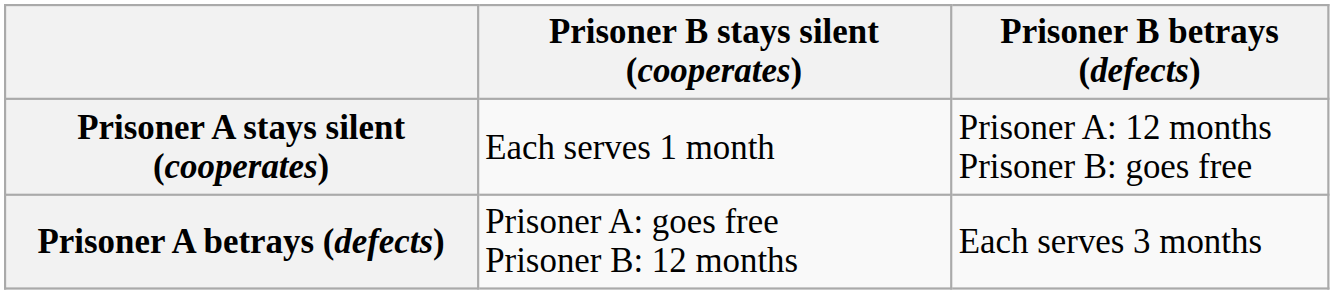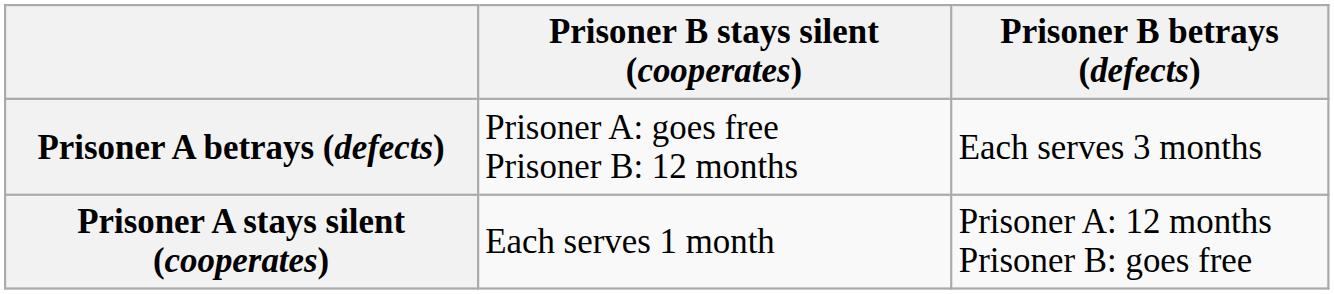rows swapped: (241, 146) <-> (241, 240)
